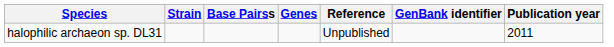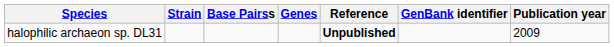(356, 33) normal -> (359, 33) bold
(520, 33) 2011 -> (527, 33) 2009
